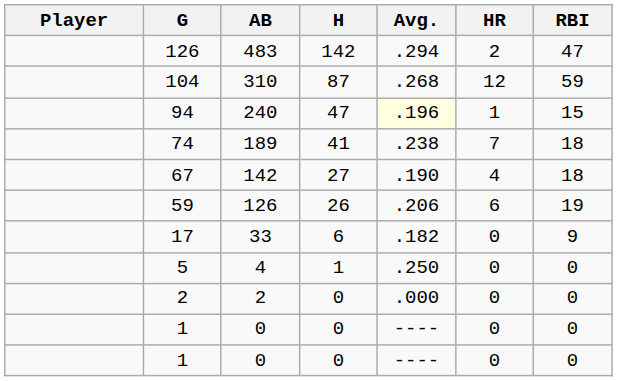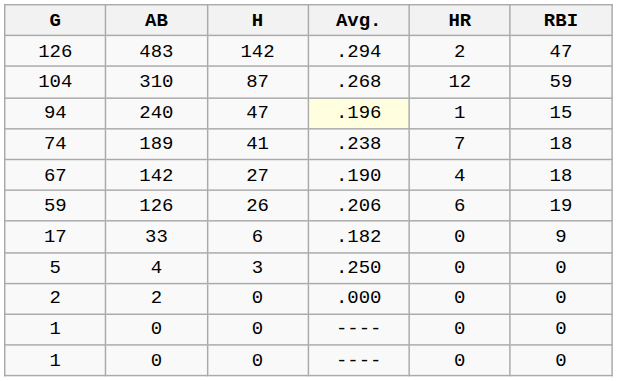- column: (74, 20)
(338, 268) 1 -> (258, 268) 3
